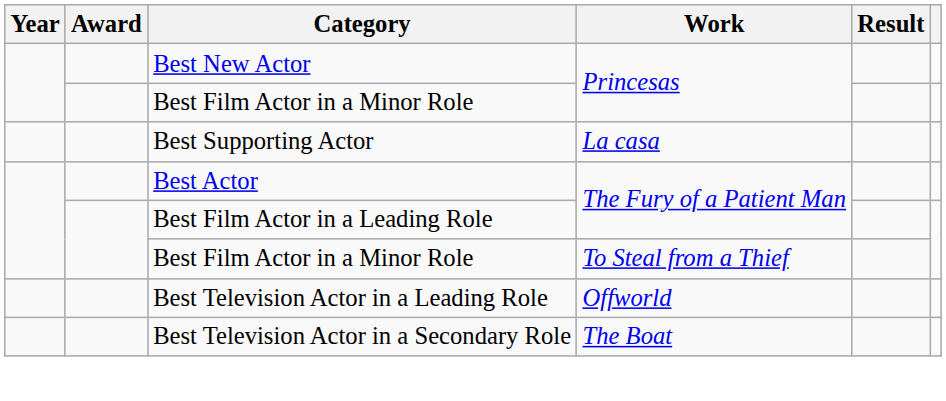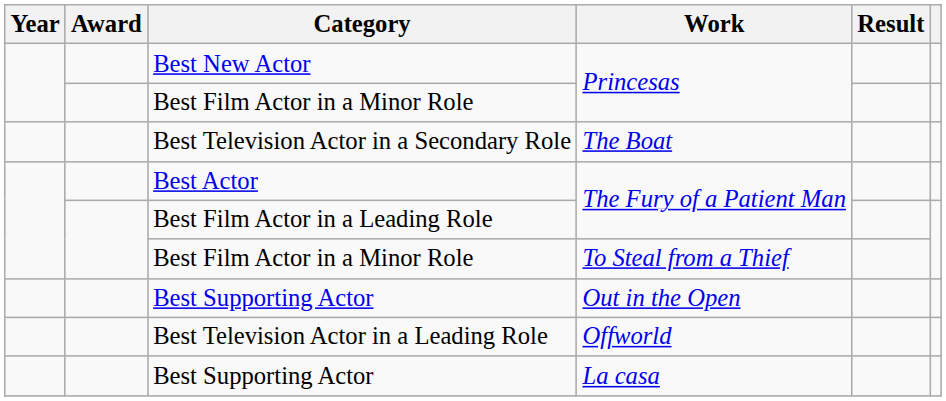rows swapped: (362, 336) <-> (263, 141)
+ row: (263, 297)
